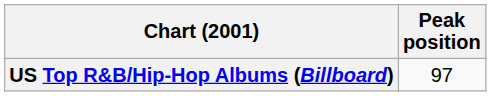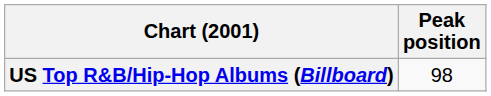(442, 74) 97 -> (442, 74) 98
